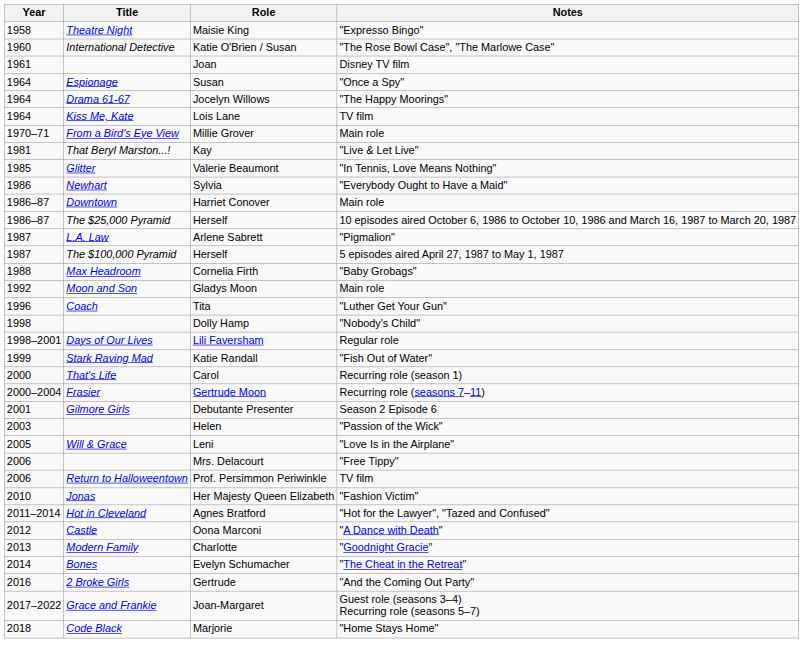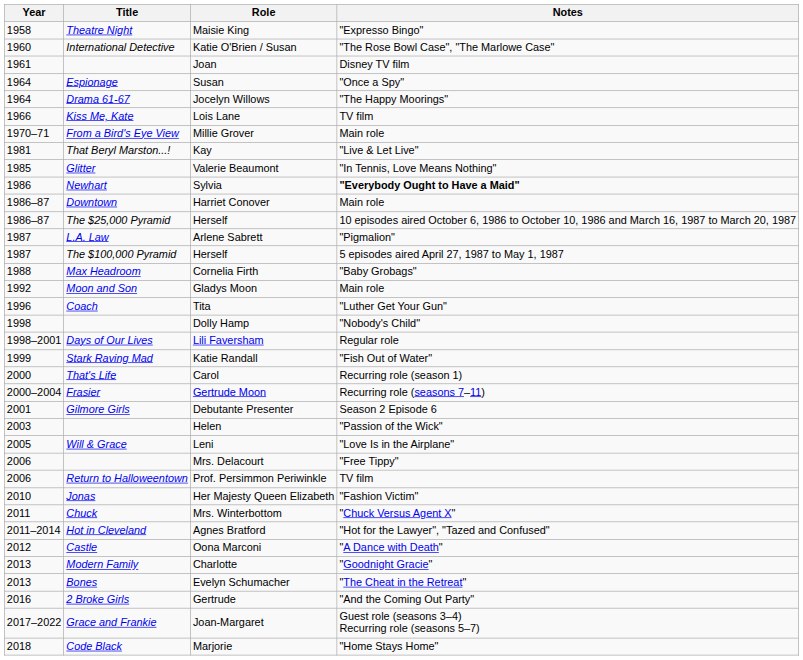(19, 116) 1964 -> (19, 116) 1966
(423, 185) normal -> (430, 185) bold
+ row: (82, 513)
(19, 565) 2014 -> (19, 582) 2013
